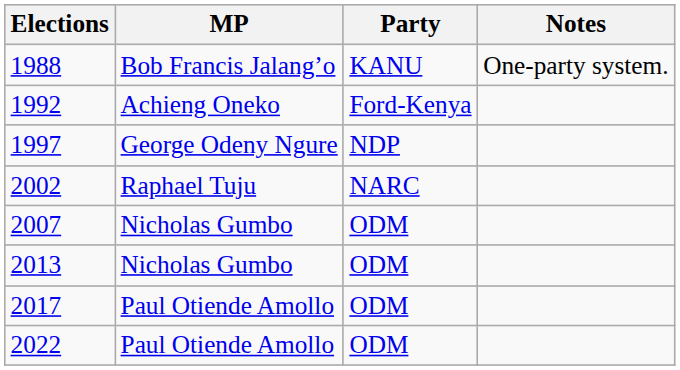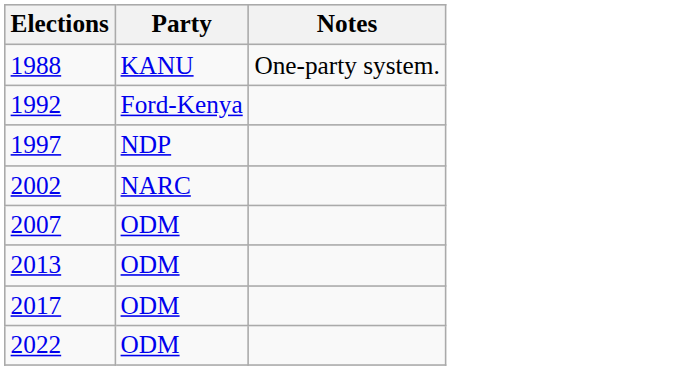- column: (229, 24)
